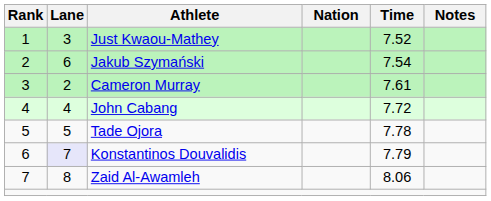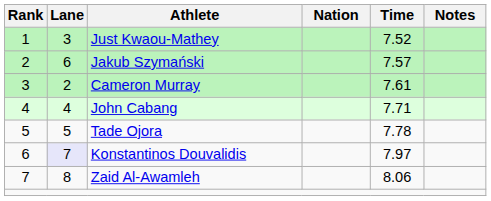(397, 62) 7.54 -> (397, 62) 7.57
(397, 108) 7.72 -> (397, 108) 7.71
(397, 154) 7.79 -> (397, 154) 7.97
